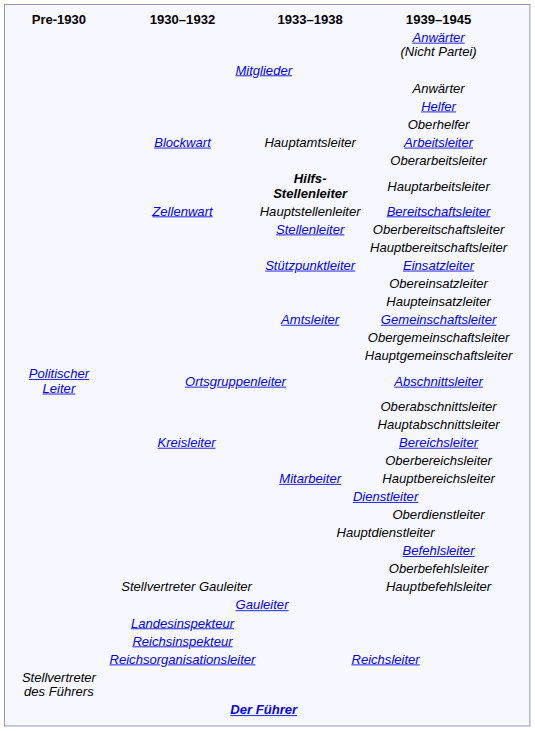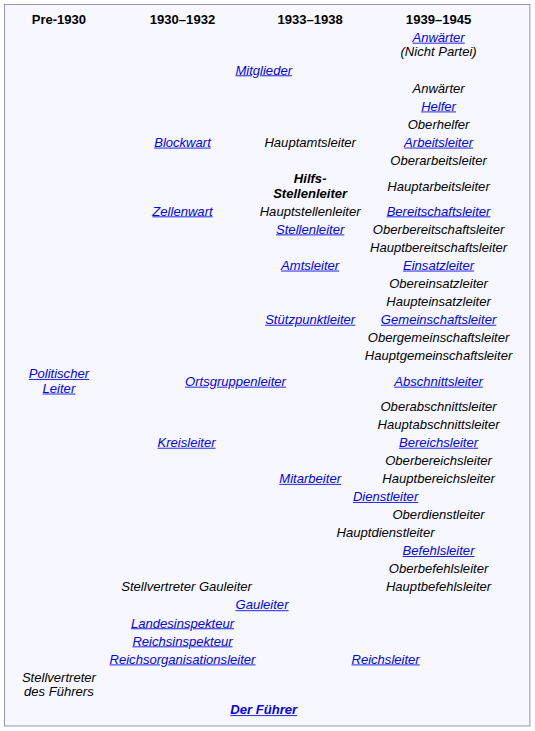(310, 265) Stützpunktleiter -> (310, 265) Amtsleiter
(310, 319) Amtsleiter -> (310, 319) Stützpunktleiter
